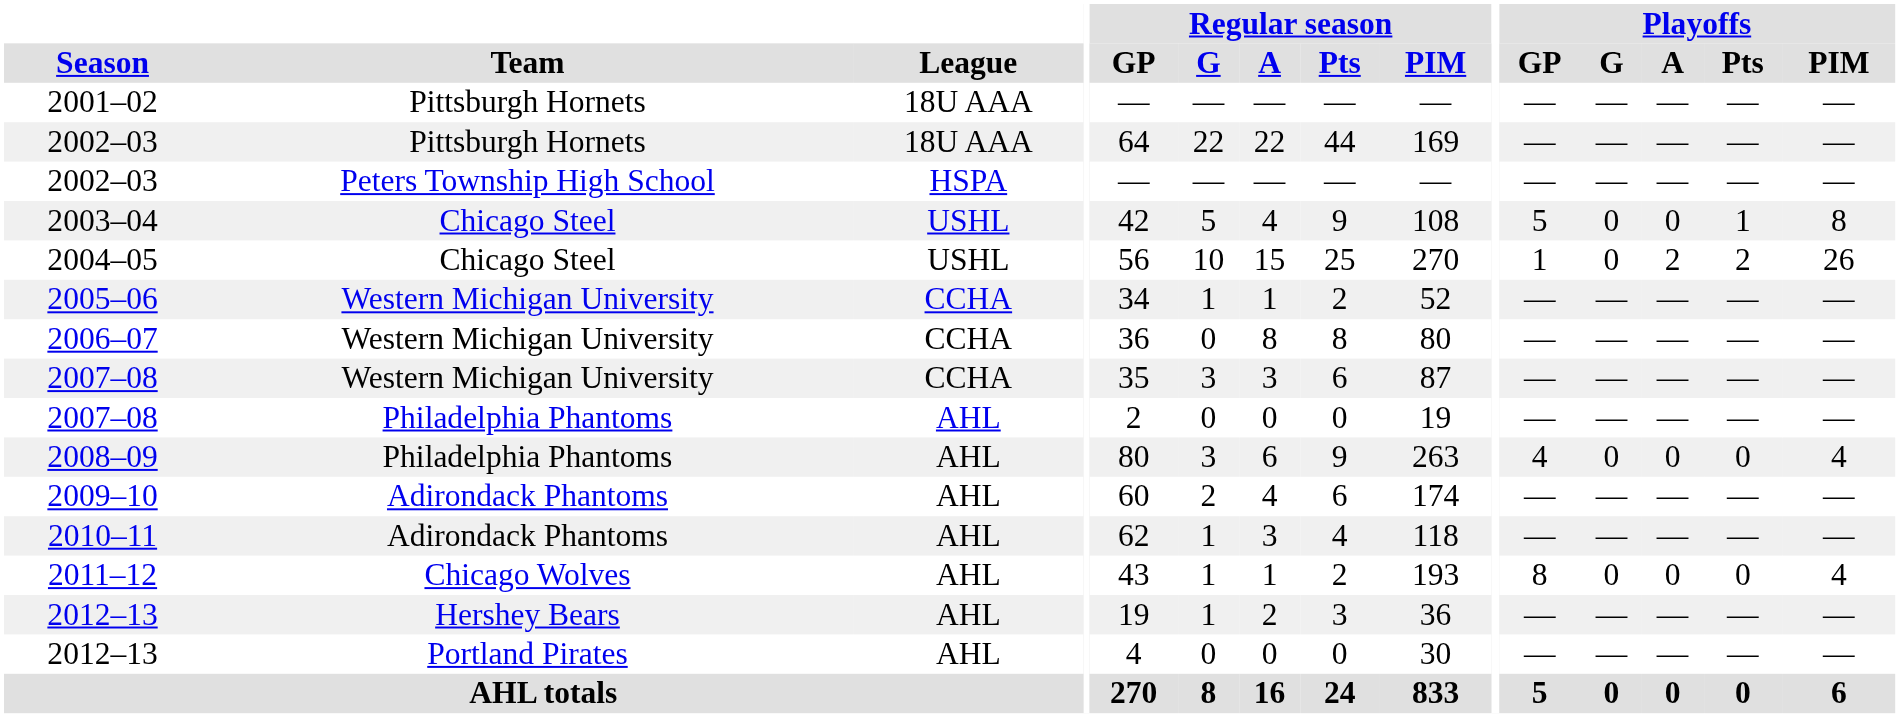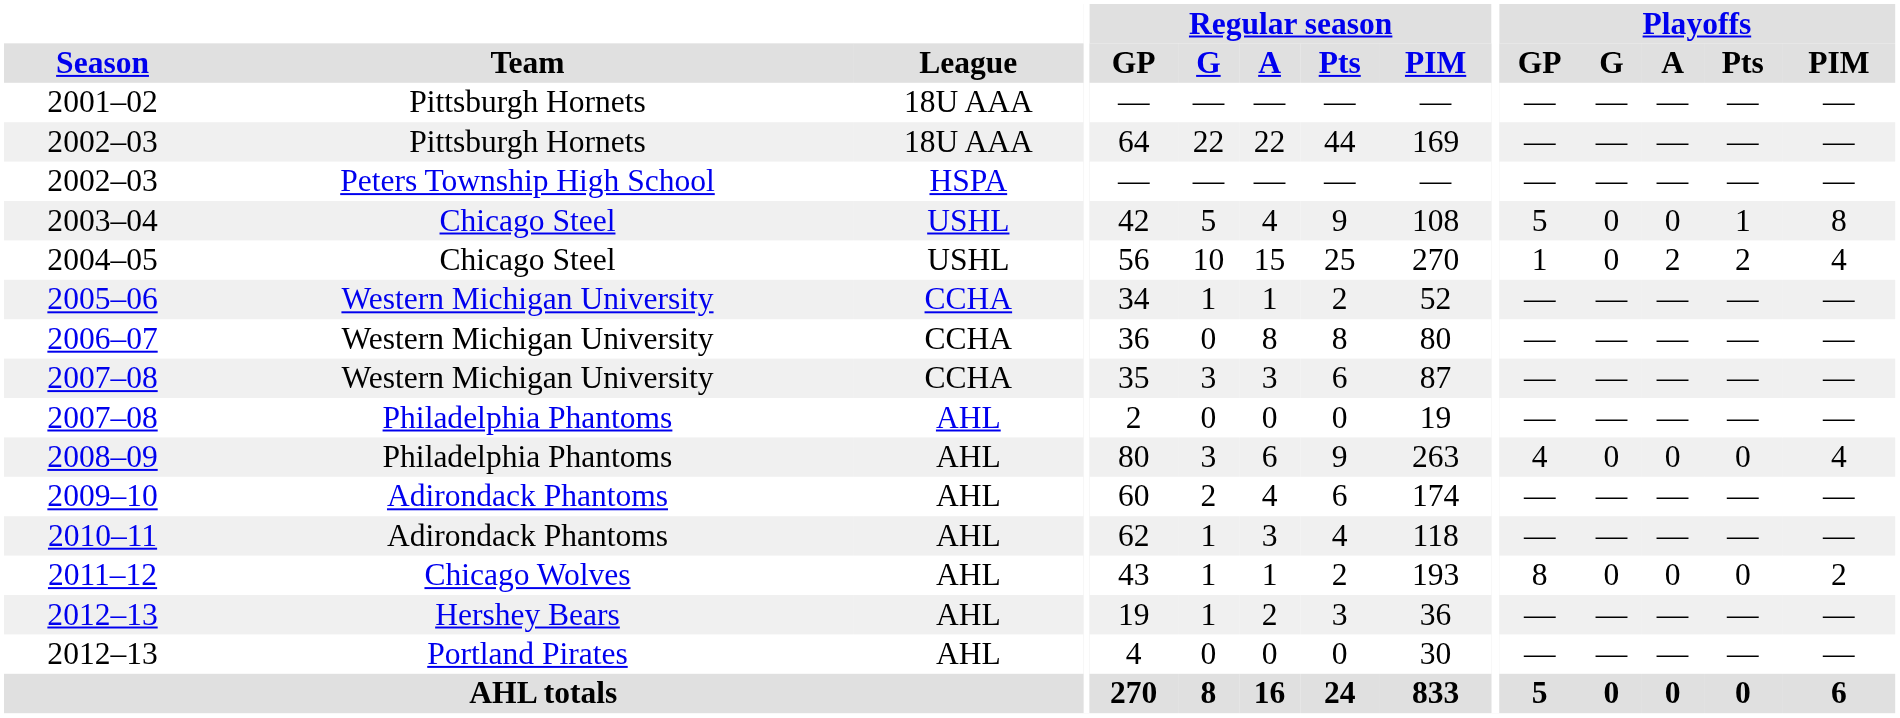(1839, 259) 26 -> (1839, 259) 4
(1839, 574) 4 -> (1839, 574) 2
